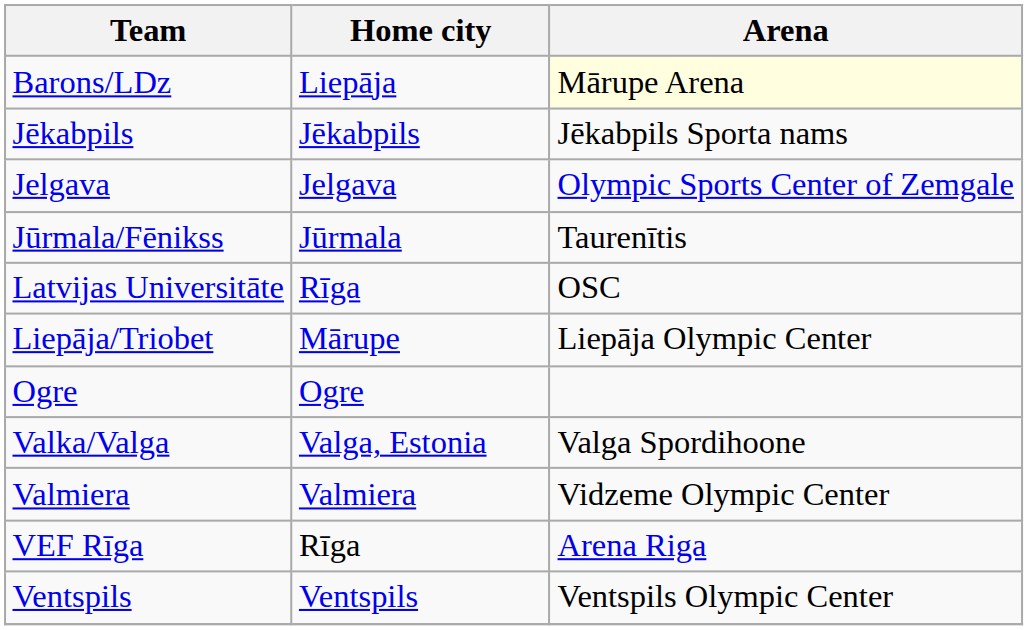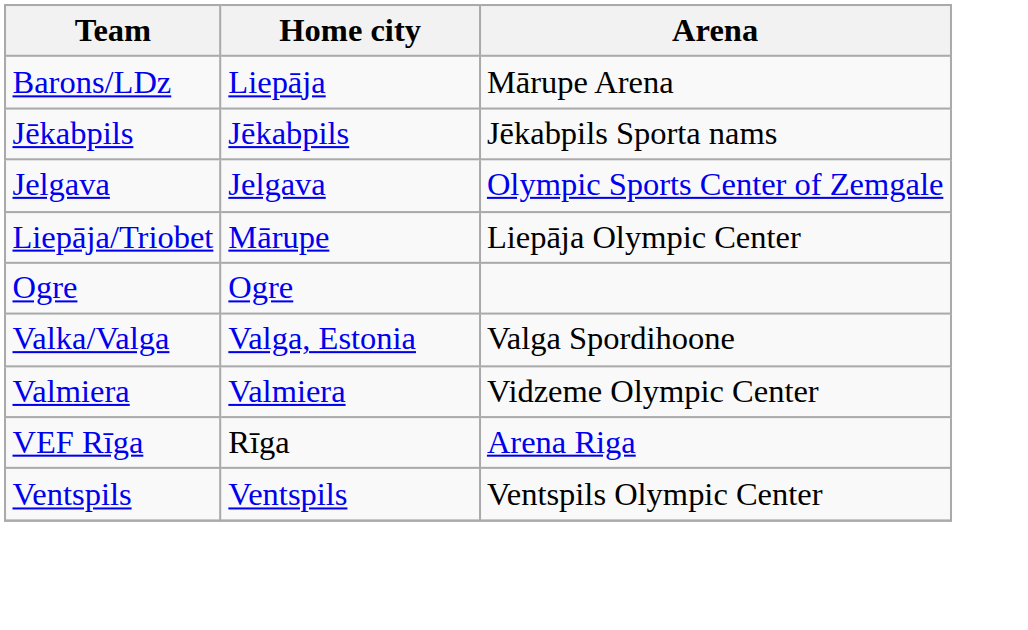(651, 81) lightyellow background -> (580, 81) no background
- row: (118, 236)
- row: (148, 287)
